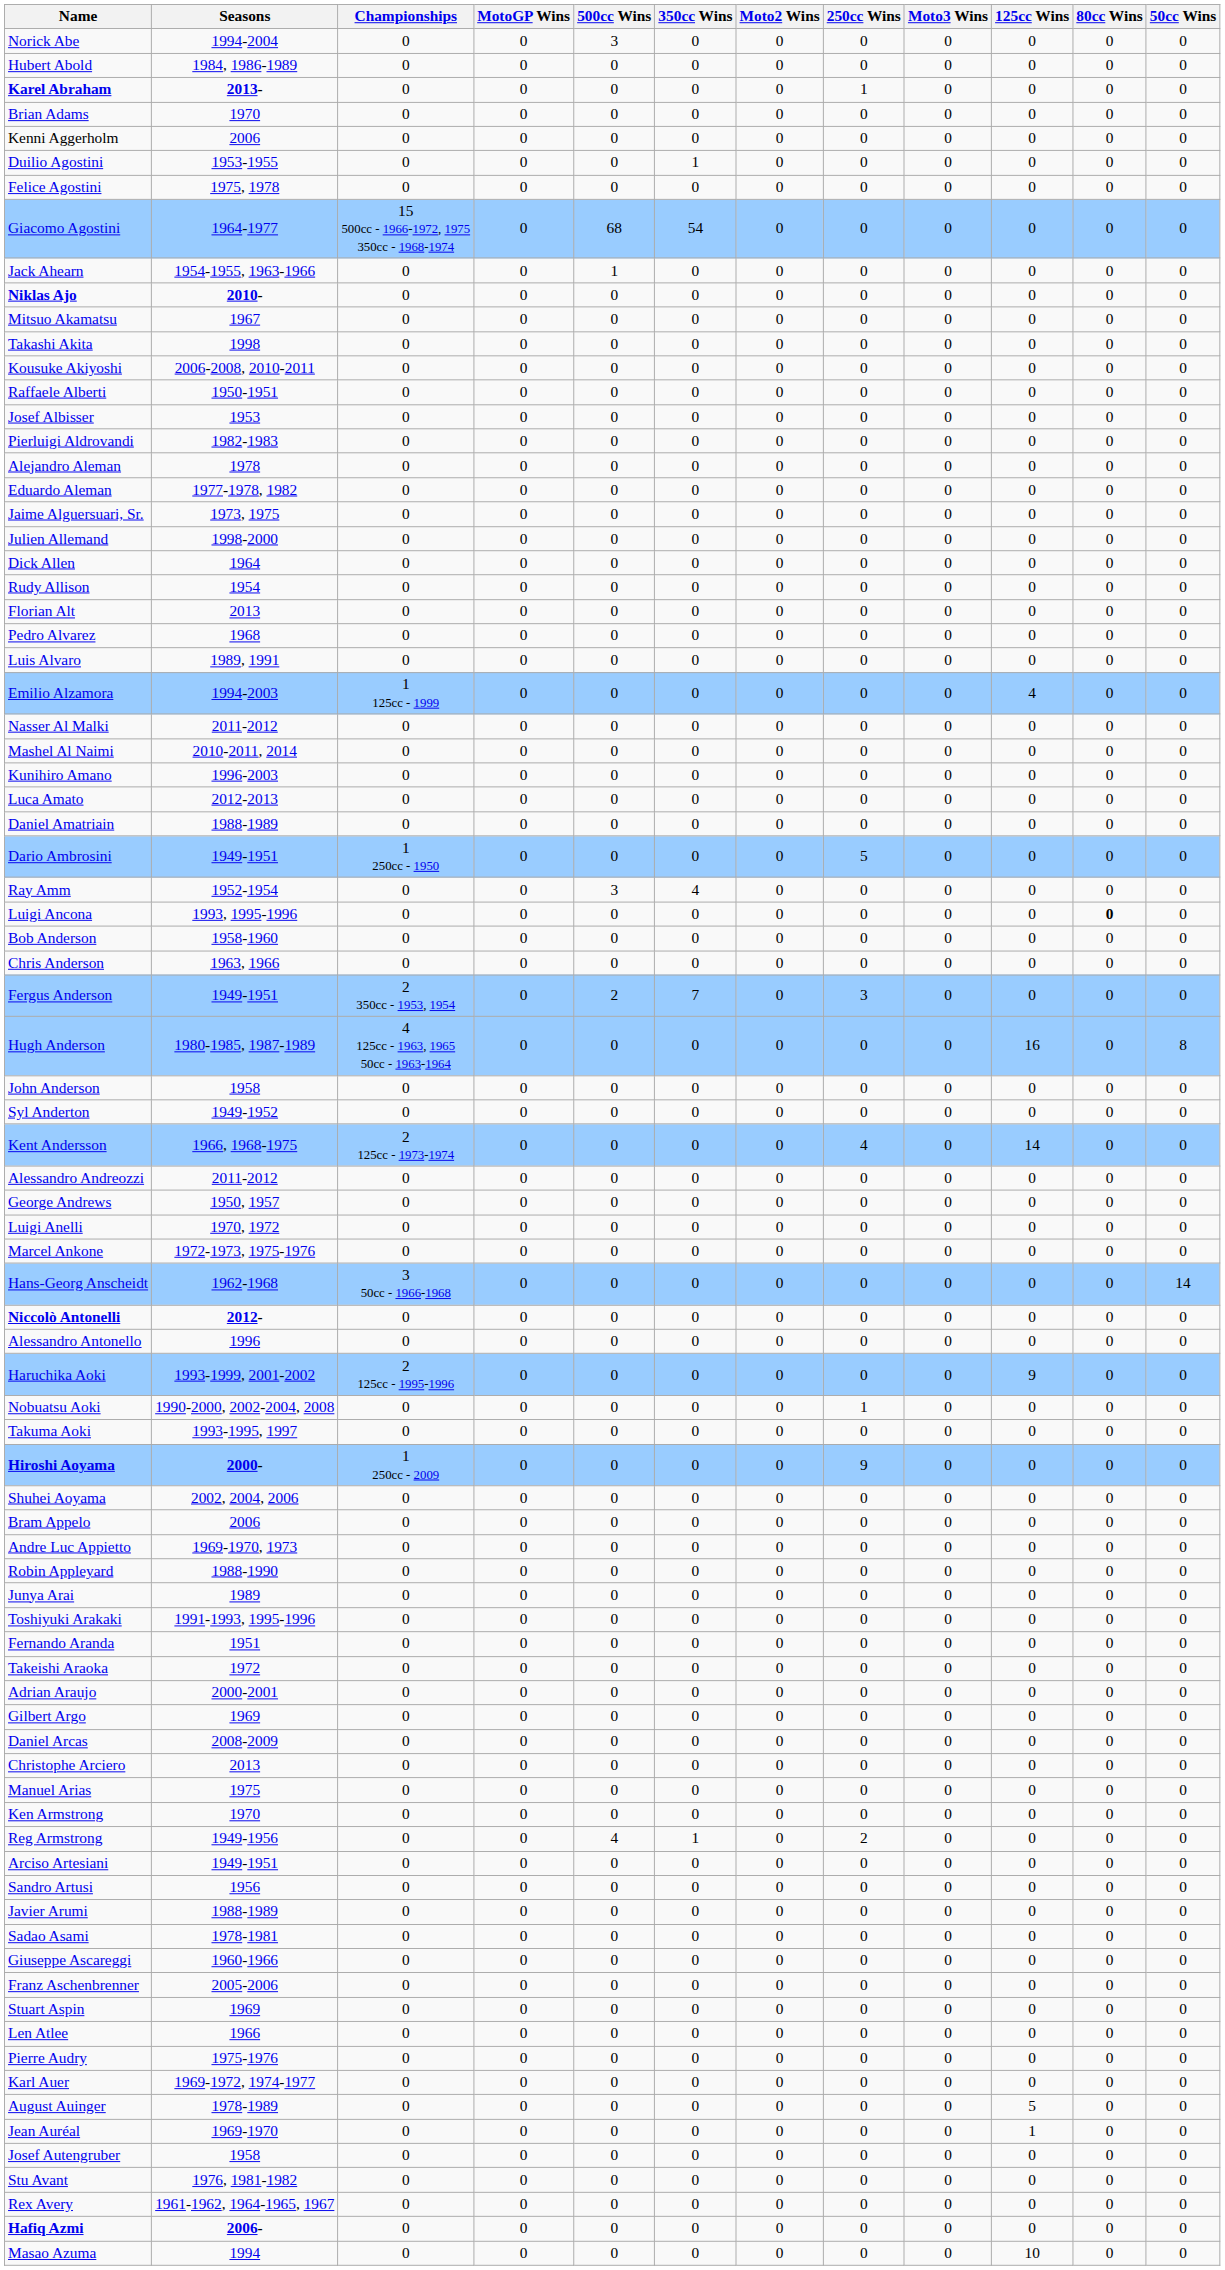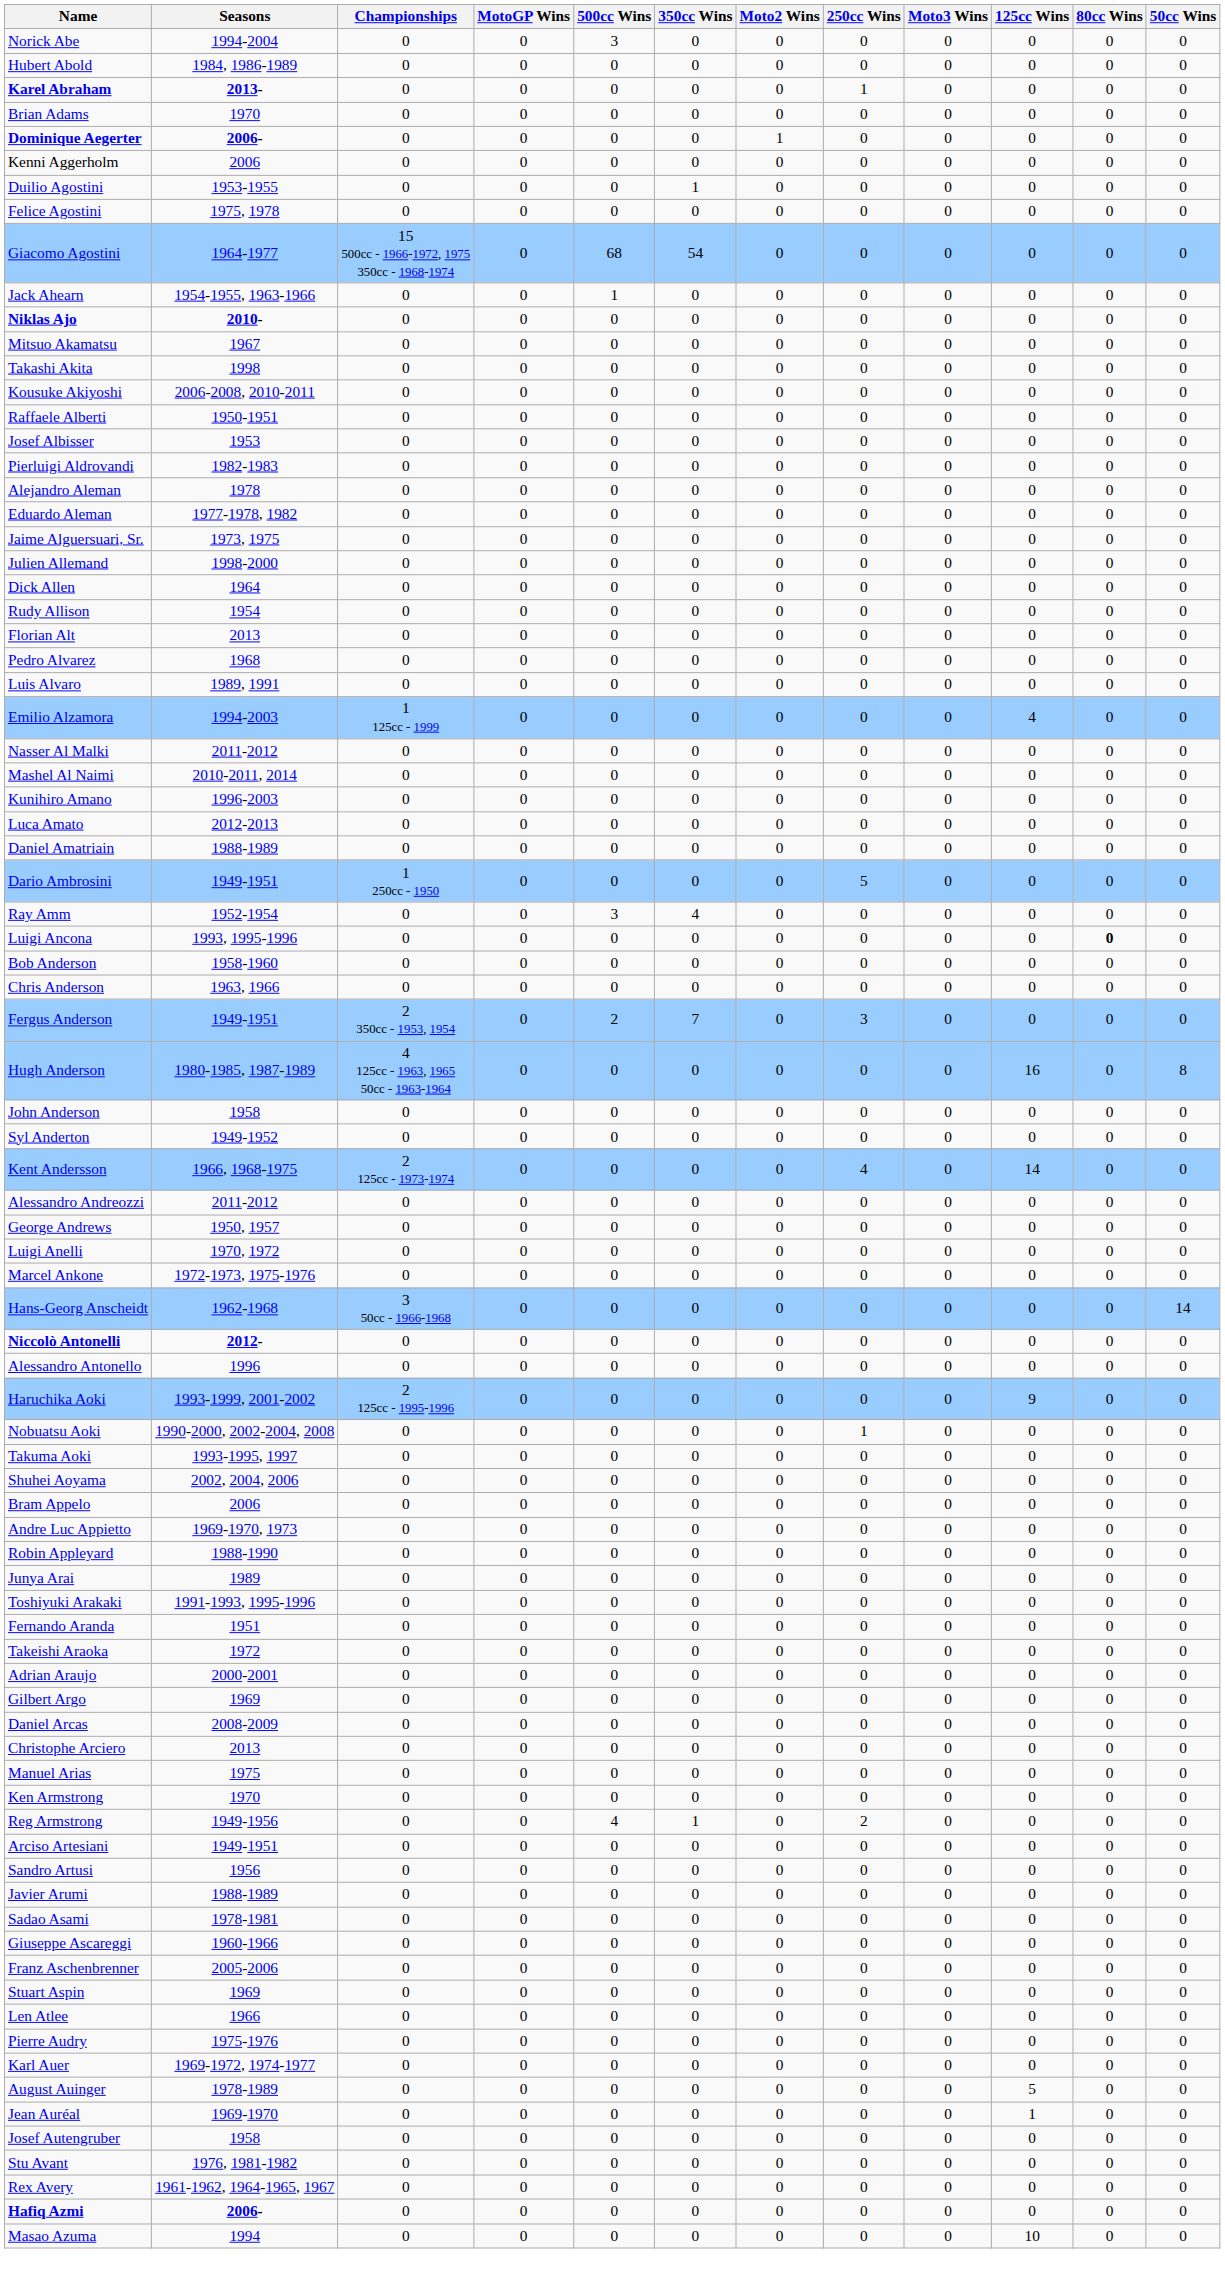+ row: (75, 138)
- row: (61, 1464)
